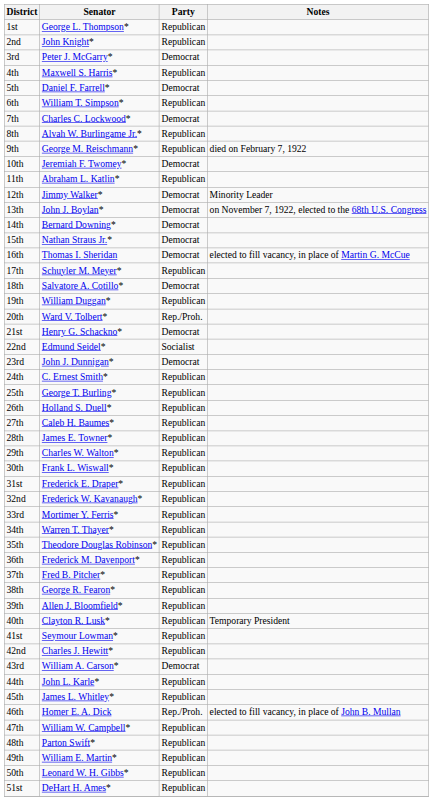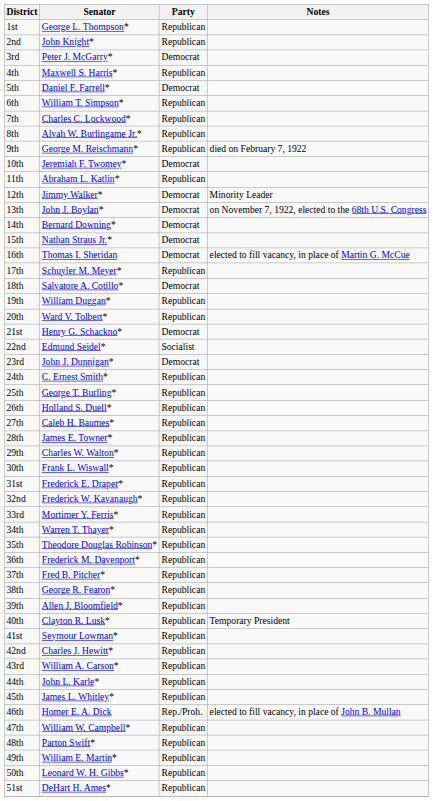(180, 118) Democrat -> (183, 118) Republican
(182, 316) Rep./Proh. -> (183, 316) Republican
(180, 666) Democrat -> (183, 666) Republican
